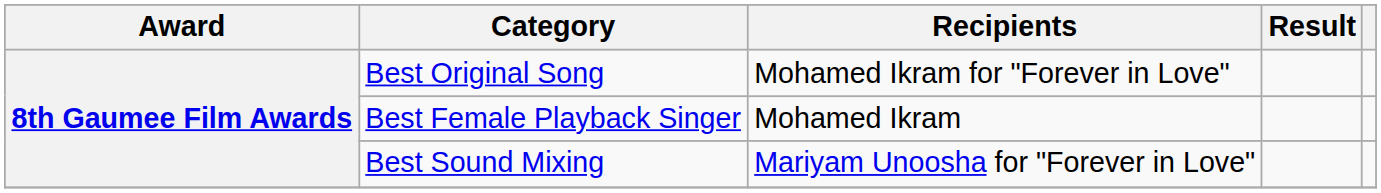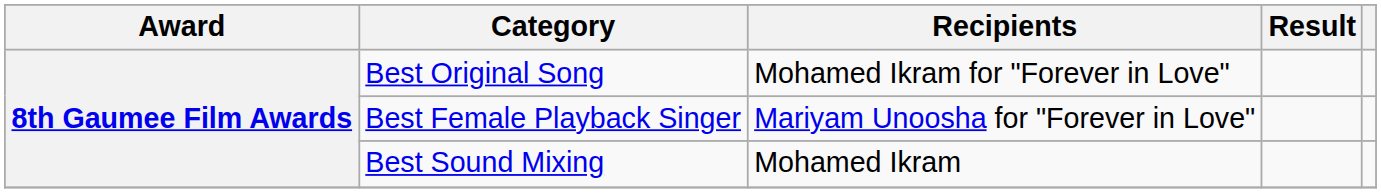(858, 118) Mohamed Ikram -> (1005, 118) Mariyam Unoosha for "Forever in Love"
(1005, 163) Mariyam Unoosha for "Forever in Love" -> (858, 163) Mohamed Ikram
